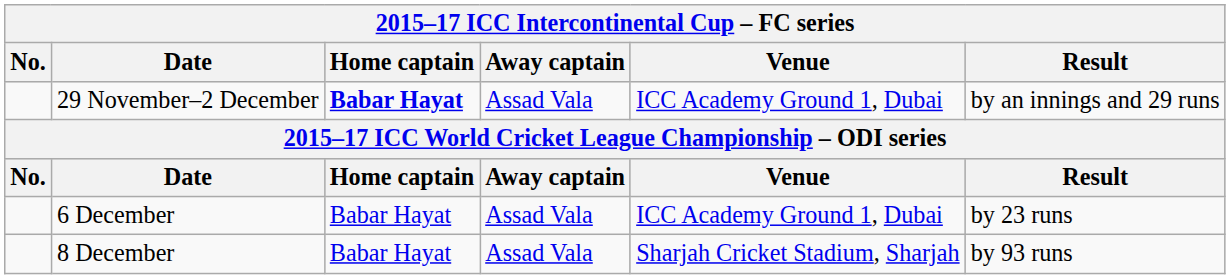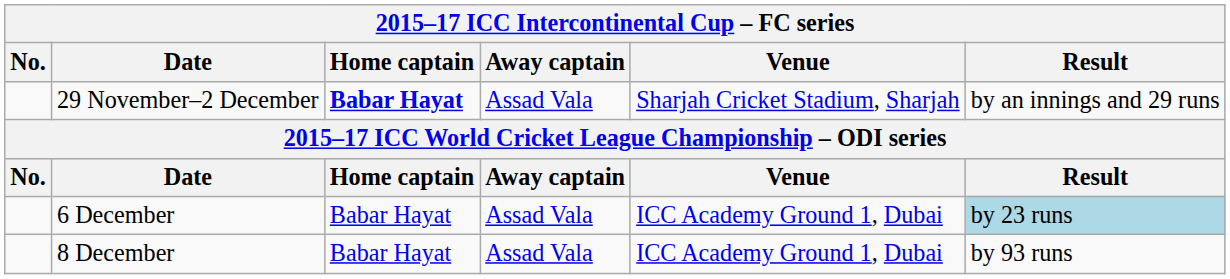(790, 100) ICC Academy Ground 1, Dubai -> (798, 100) Sharjah Cricket Stadium, Sharjah
(1022, 215) no background -> (1022, 215) lightblue background
(798, 253) Sharjah Cricket Stadium, Sharjah -> (790, 253) ICC Academy Ground 1, Dubai
